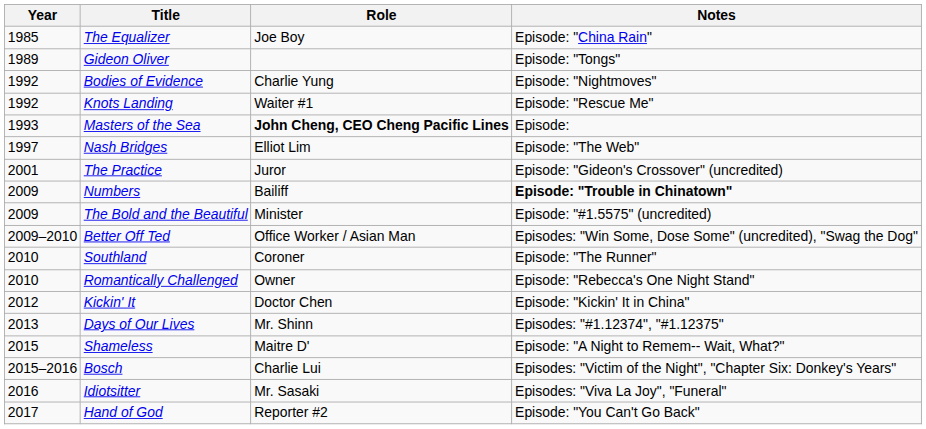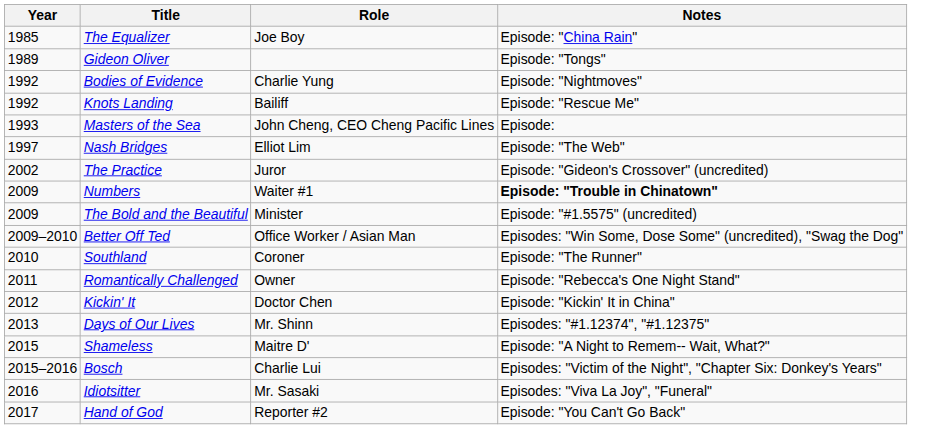(284, 103) Waiter #1 -> (271, 103) Bailiff
(381, 125) bold -> (374, 125) normal
(23, 170) 2001 -> (23, 170) 2002
(271, 192) Bailiff -> (284, 192) Waiter #1
(23, 280) 2010 -> (23, 280) 2011
